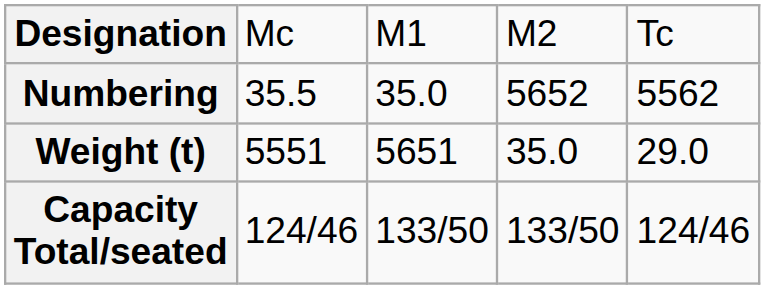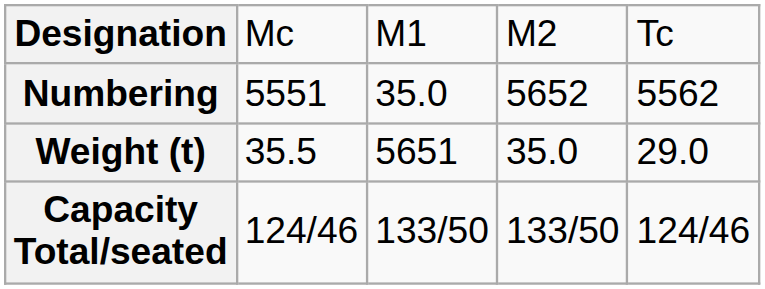(281, 92) 35.5 -> (286, 92) 5551
(286, 151) 5551 -> (281, 151) 35.5
